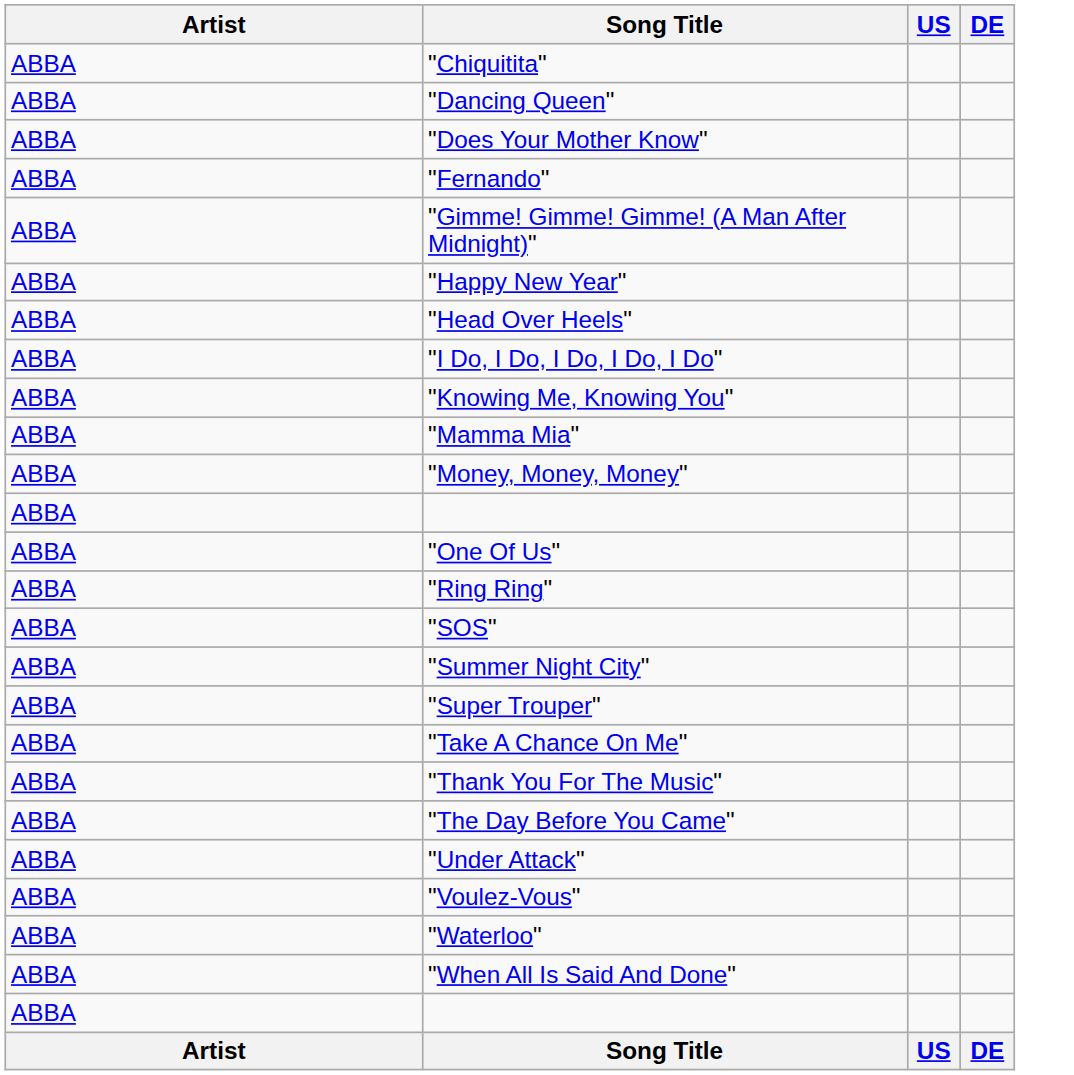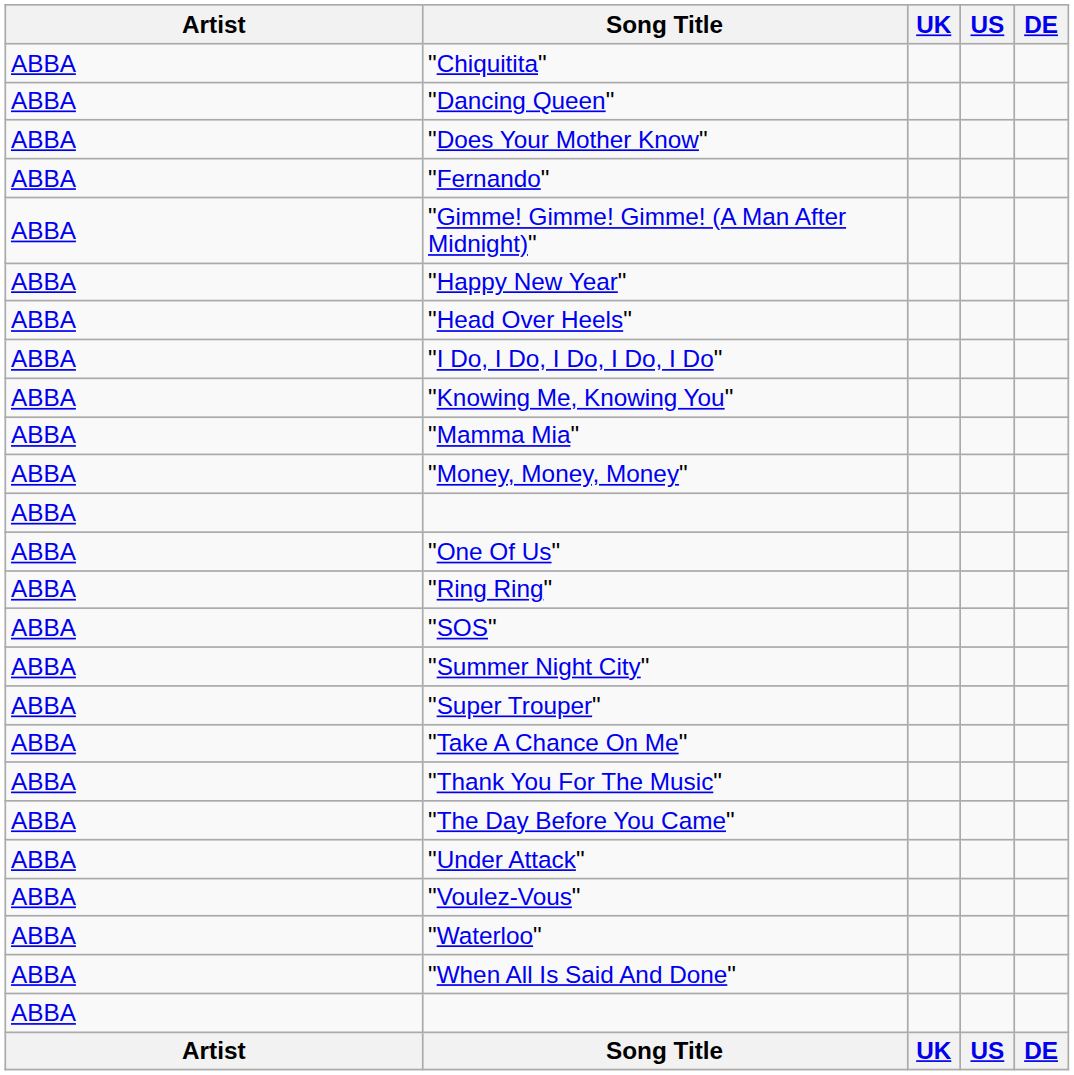+ column: (934, 24)
